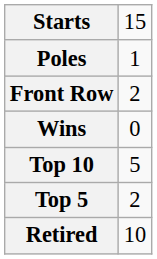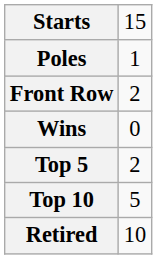rows swapped: (62, 199) <-> (62, 164)
